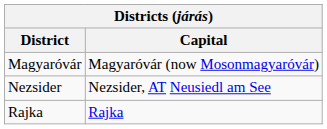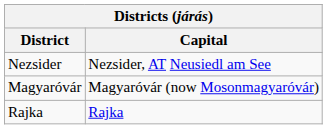rows swapped: (45, 64) <-> (35, 87)
